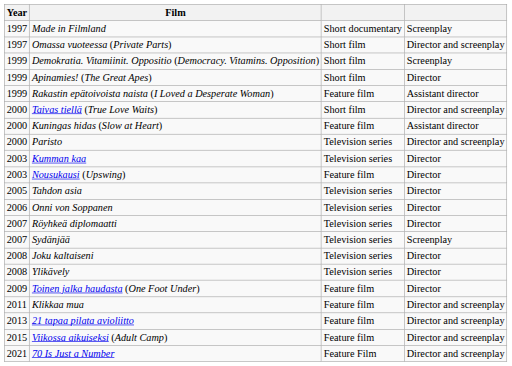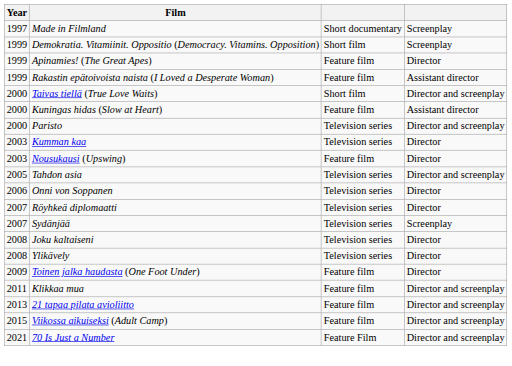- row: (102, 45)
(345, 77) Short film -> (349, 61) Feature film
(424, 191) Director -> (456, 175) Director and screenplay
